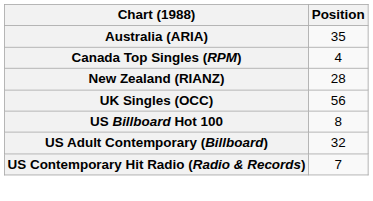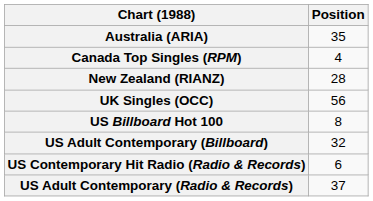(338, 164) 7 -> (338, 164) 6
+ row: (156, 185)
